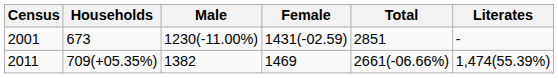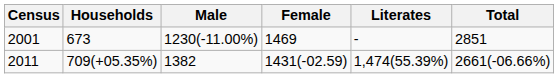columns swapped: (401, 15) <-> (503, 15)
(306, 38) 1431(-02.59) -> (281, 38) 1469
(281, 61) 1469 -> (306, 61) 1431(-02.59)
